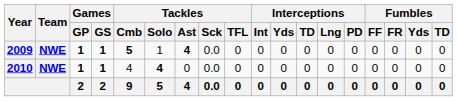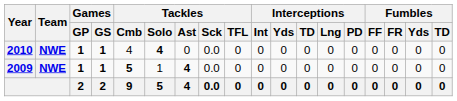rows swapped: (20, 50) <-> (20, 68)
